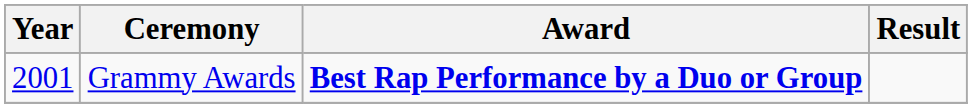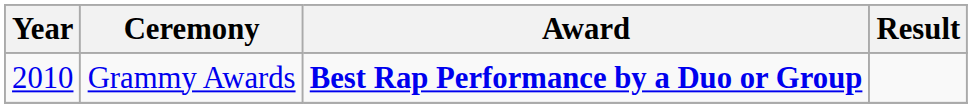(43, 77) 2001 -> (43, 77) 2010
